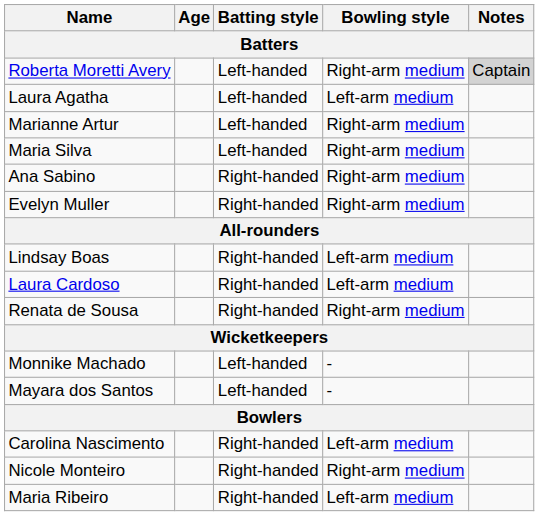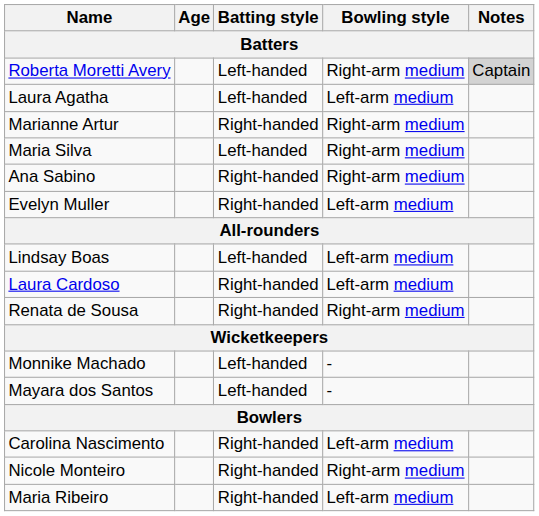(263, 124) Left-handed -> (268, 124) Right-handed
(396, 204) Right-arm medium -> (390, 204) Left-arm medium
(268, 257) Right-handed -> (263, 257) Left-handed
